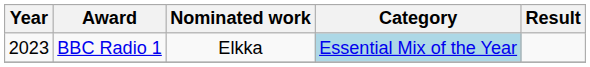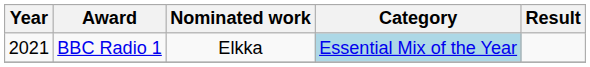(29, 47) 2023 -> (29, 47) 2021
